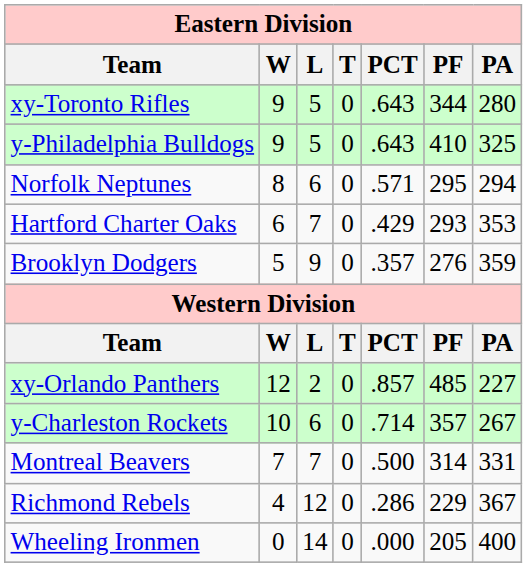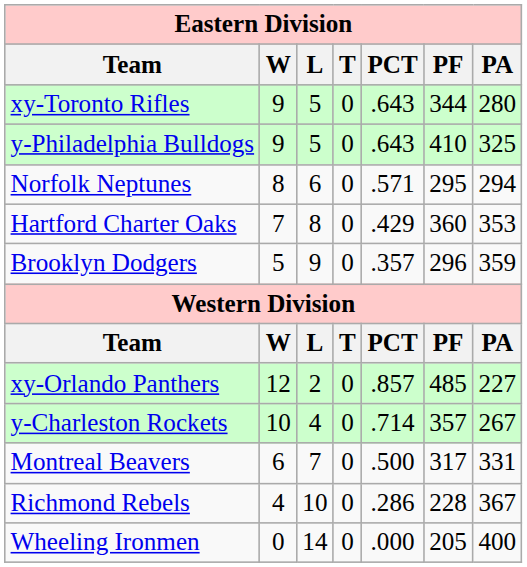(278, 223) 6 -> (278, 223) 7
(315, 223) 7 -> (315, 223) 8
(448, 223) 293 -> (448, 223) 360
(448, 263) 276 -> (448, 263) 296
(315, 422) 6 -> (315, 422) 4
(278, 462) 7 -> (278, 462) 6
(448, 462) 314 -> (448, 462) 317
(315, 502) 12 -> (315, 502) 10
(448, 502) 229 -> (448, 502) 228
